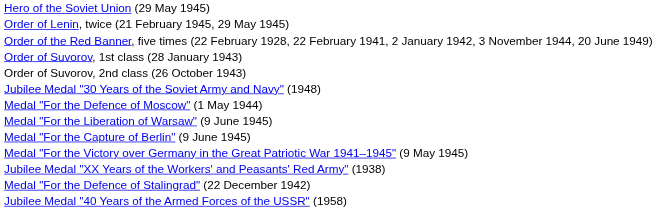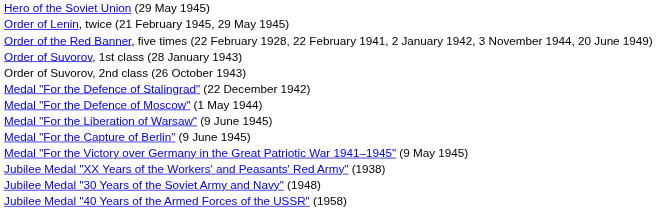rows swapped: (157, 185) <-> (162, 89)
